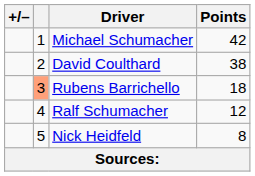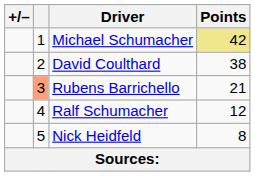(238, 40) no background -> (238, 40) khaki background
(238, 87) 18 -> (238, 87) 21
